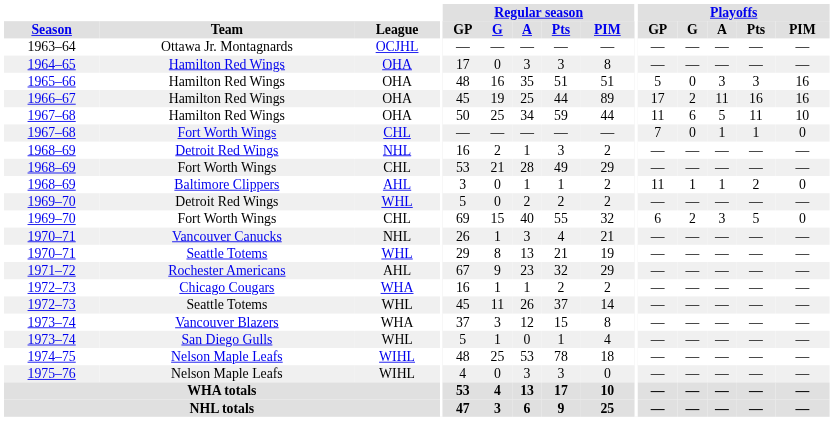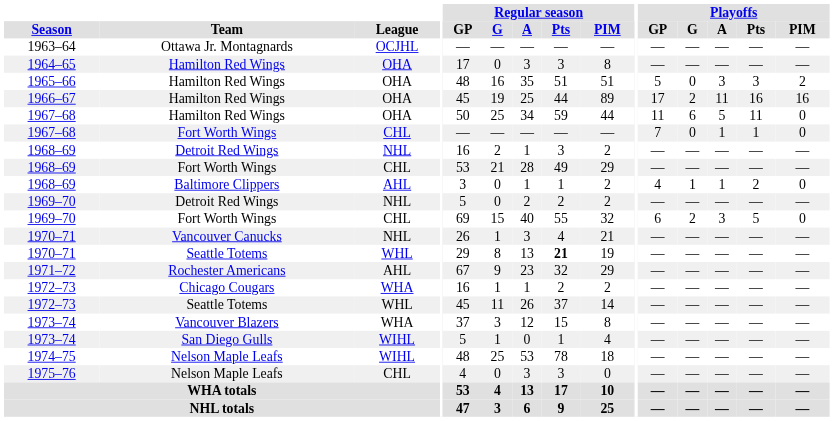(802, 81) 16 -> (802, 81) 2
(802, 115) 10 -> (802, 115) 0
(658, 184) 11 -> (658, 184) 4
(397, 201) WHL -> (397, 201) NHL
(561, 253) normal -> (561, 253) bold
(397, 339) WHL -> (397, 339) WIHL
(397, 373) WIHL -> (397, 373) CHL
